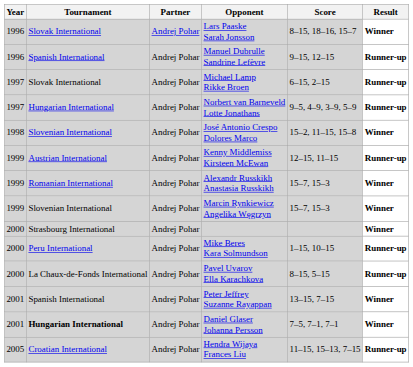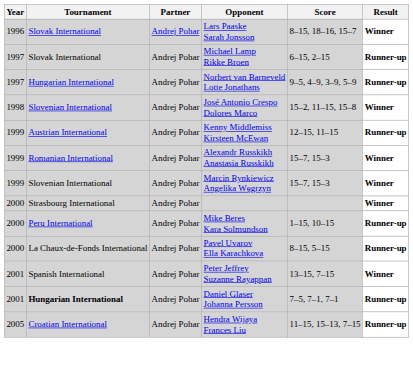- row: (234, 57)
(379, 324) Winner -> (386, 299) Runner-up
